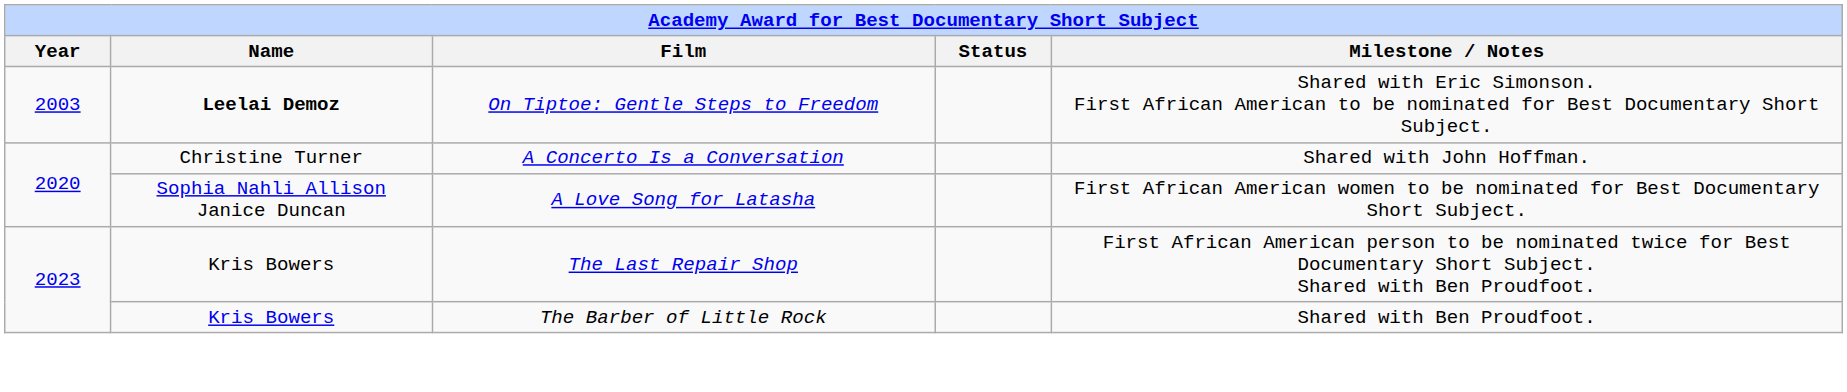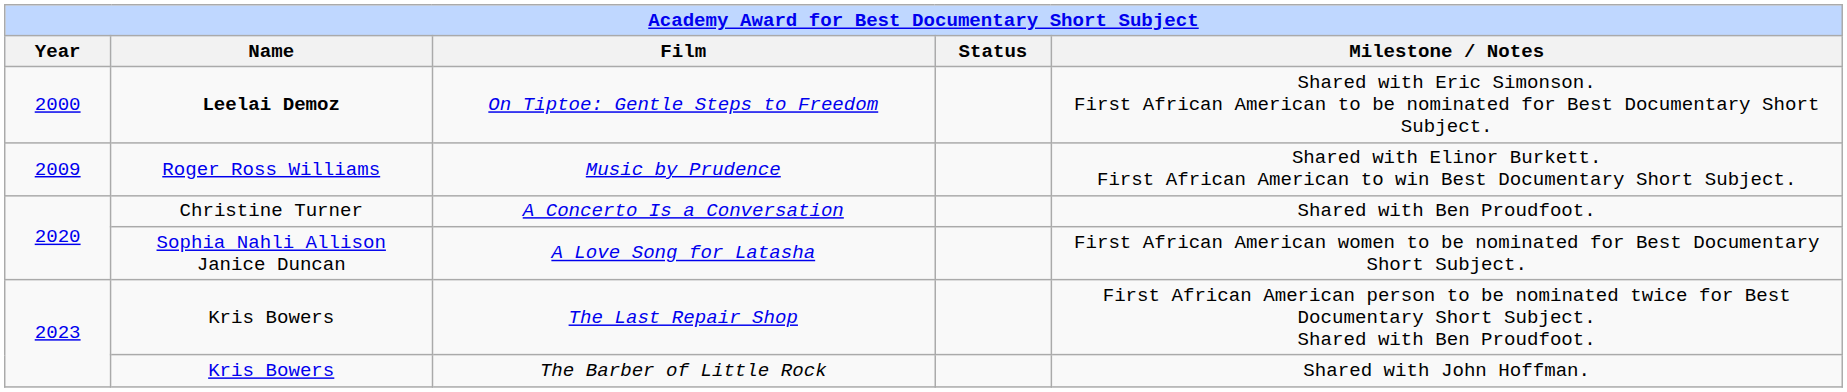(58, 105) 2003 -> (58, 105) 2000
+ row: (683, 169)
(1447, 158) Shared with John Hoffman. -> (1447, 211) Shared with Ben Proudfoot.
(1447, 317) Shared with Ben Proudfoot. -> (1447, 371) Shared with John Hoffman.
